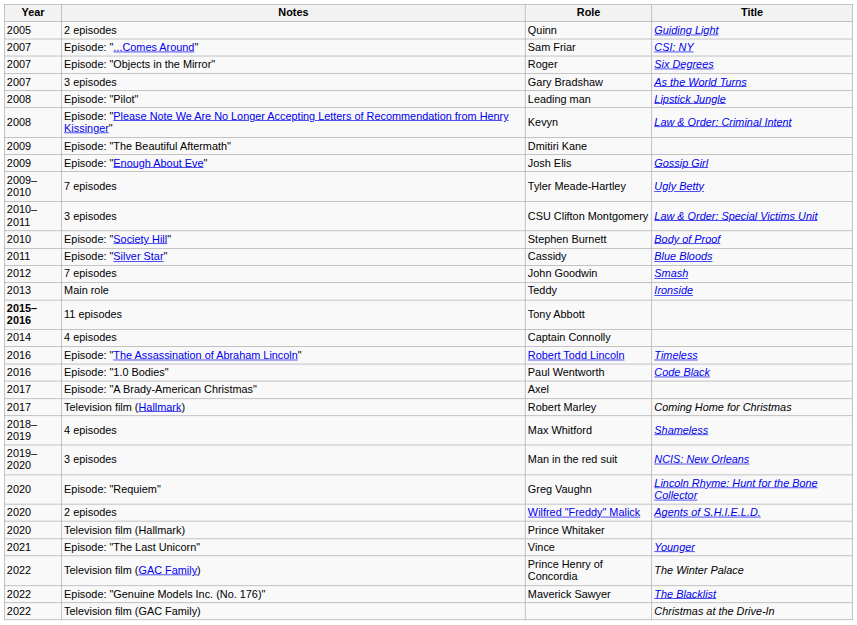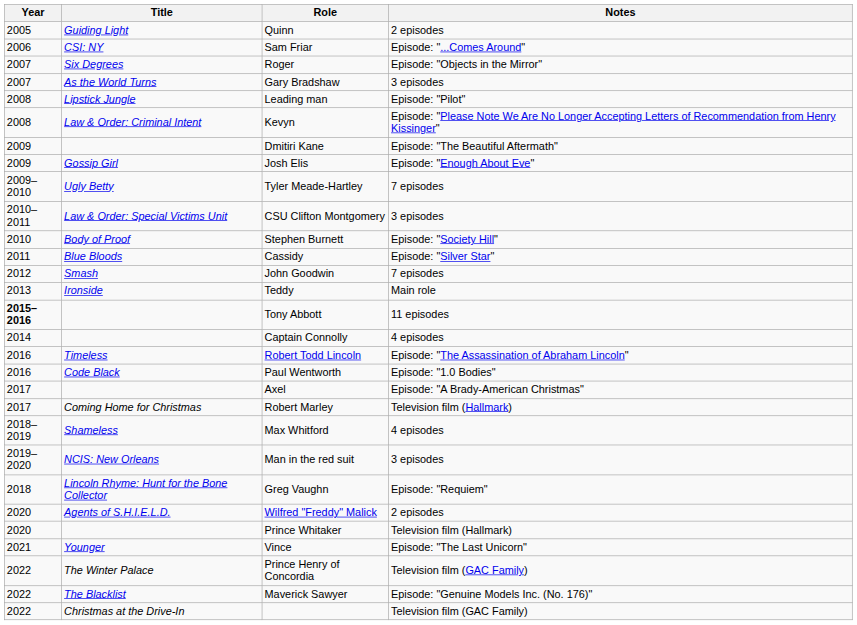columns swapped: (752, 13) <-> (293, 13)
(19, 47) 2007 -> (19, 47) 2006
(19, 489) 2020 -> (19, 489) 2018
